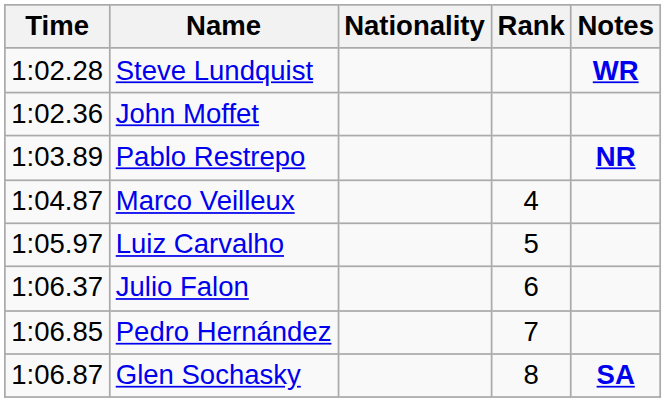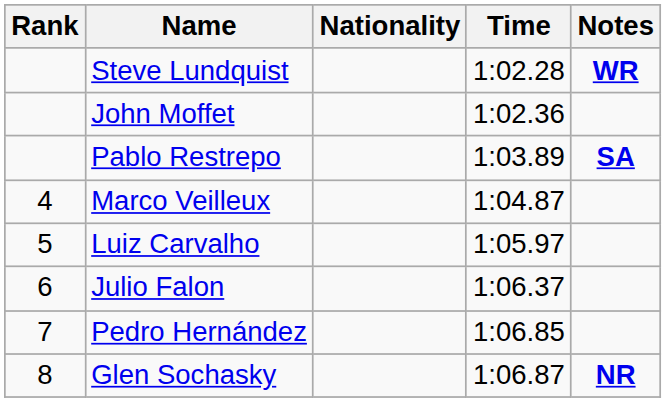columns swapped: (531, 26) <-> (57, 26)
(616, 157) NR -> (616, 157) SA
(616, 375) SA -> (616, 375) NR
